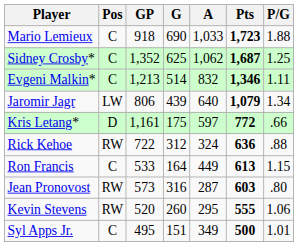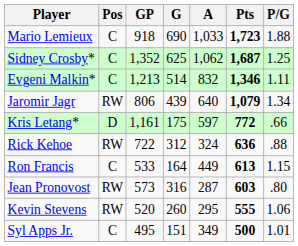(112, 101) LW -> (112, 101) RW
